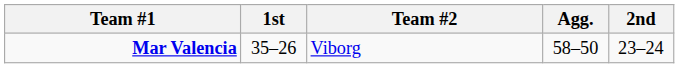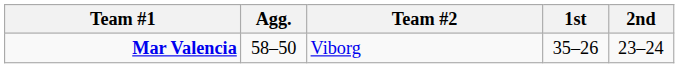columns swapped: (575, 18) <-> (274, 18)
